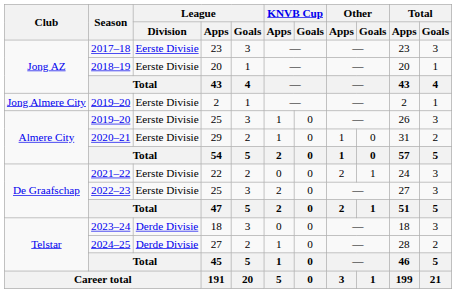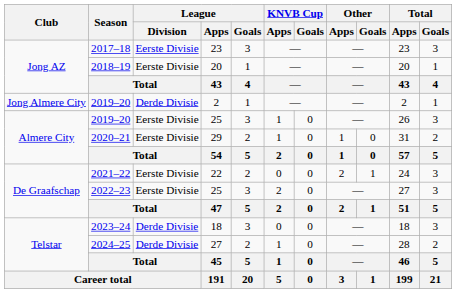(167, 102) Eerste Divisie -> (167, 102) Derde Divisie
